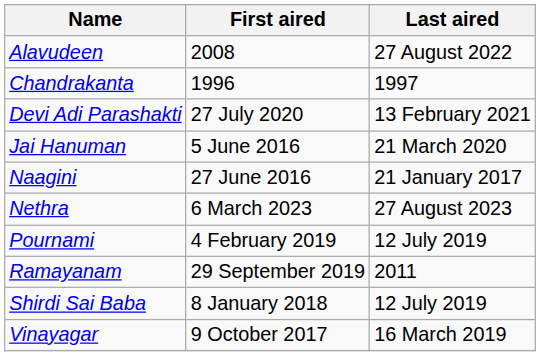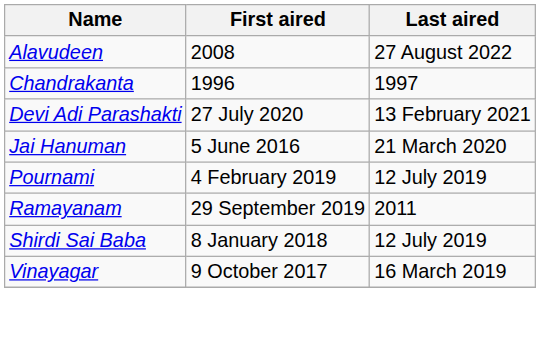- row: (43, 177)
- row: (39, 209)
